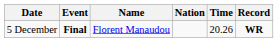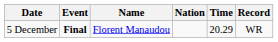(221, 29) 20.26 -> (221, 29) 20.29
(254, 29) bold -> (254, 29) normal
